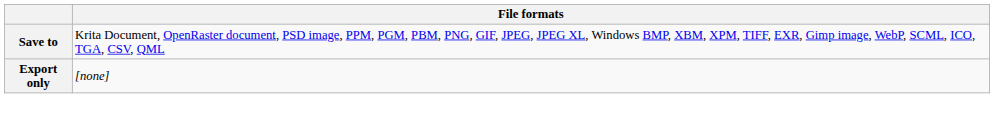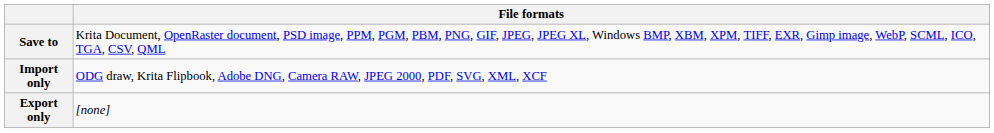+ row: (39, 75)
